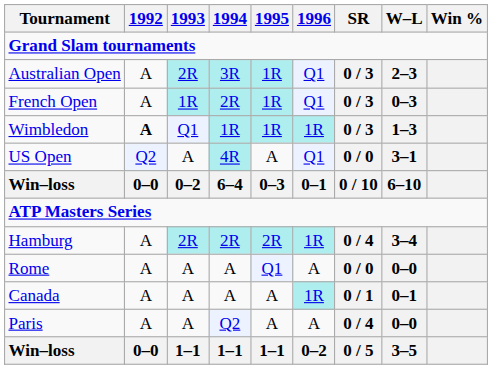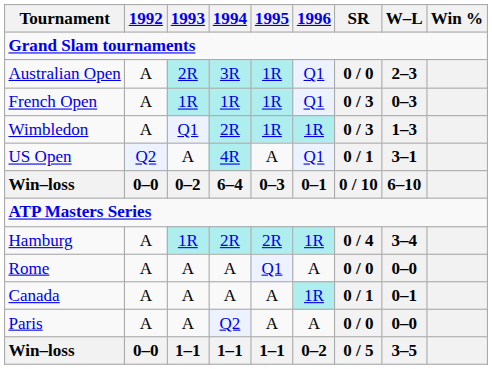(358, 73) 0 / 3 -> (358, 73) 0 / 0
(230, 100) 2R -> (230, 100) 1R
(146, 128) bold -> (146, 128) normal
(230, 128) 1R -> (230, 128) 2R
(358, 156) 0 / 0 -> (358, 156) 0 / 1
(188, 239) 2R -> (188, 239) 1R
(358, 322) 0 / 4 -> (358, 322) 0 / 0
